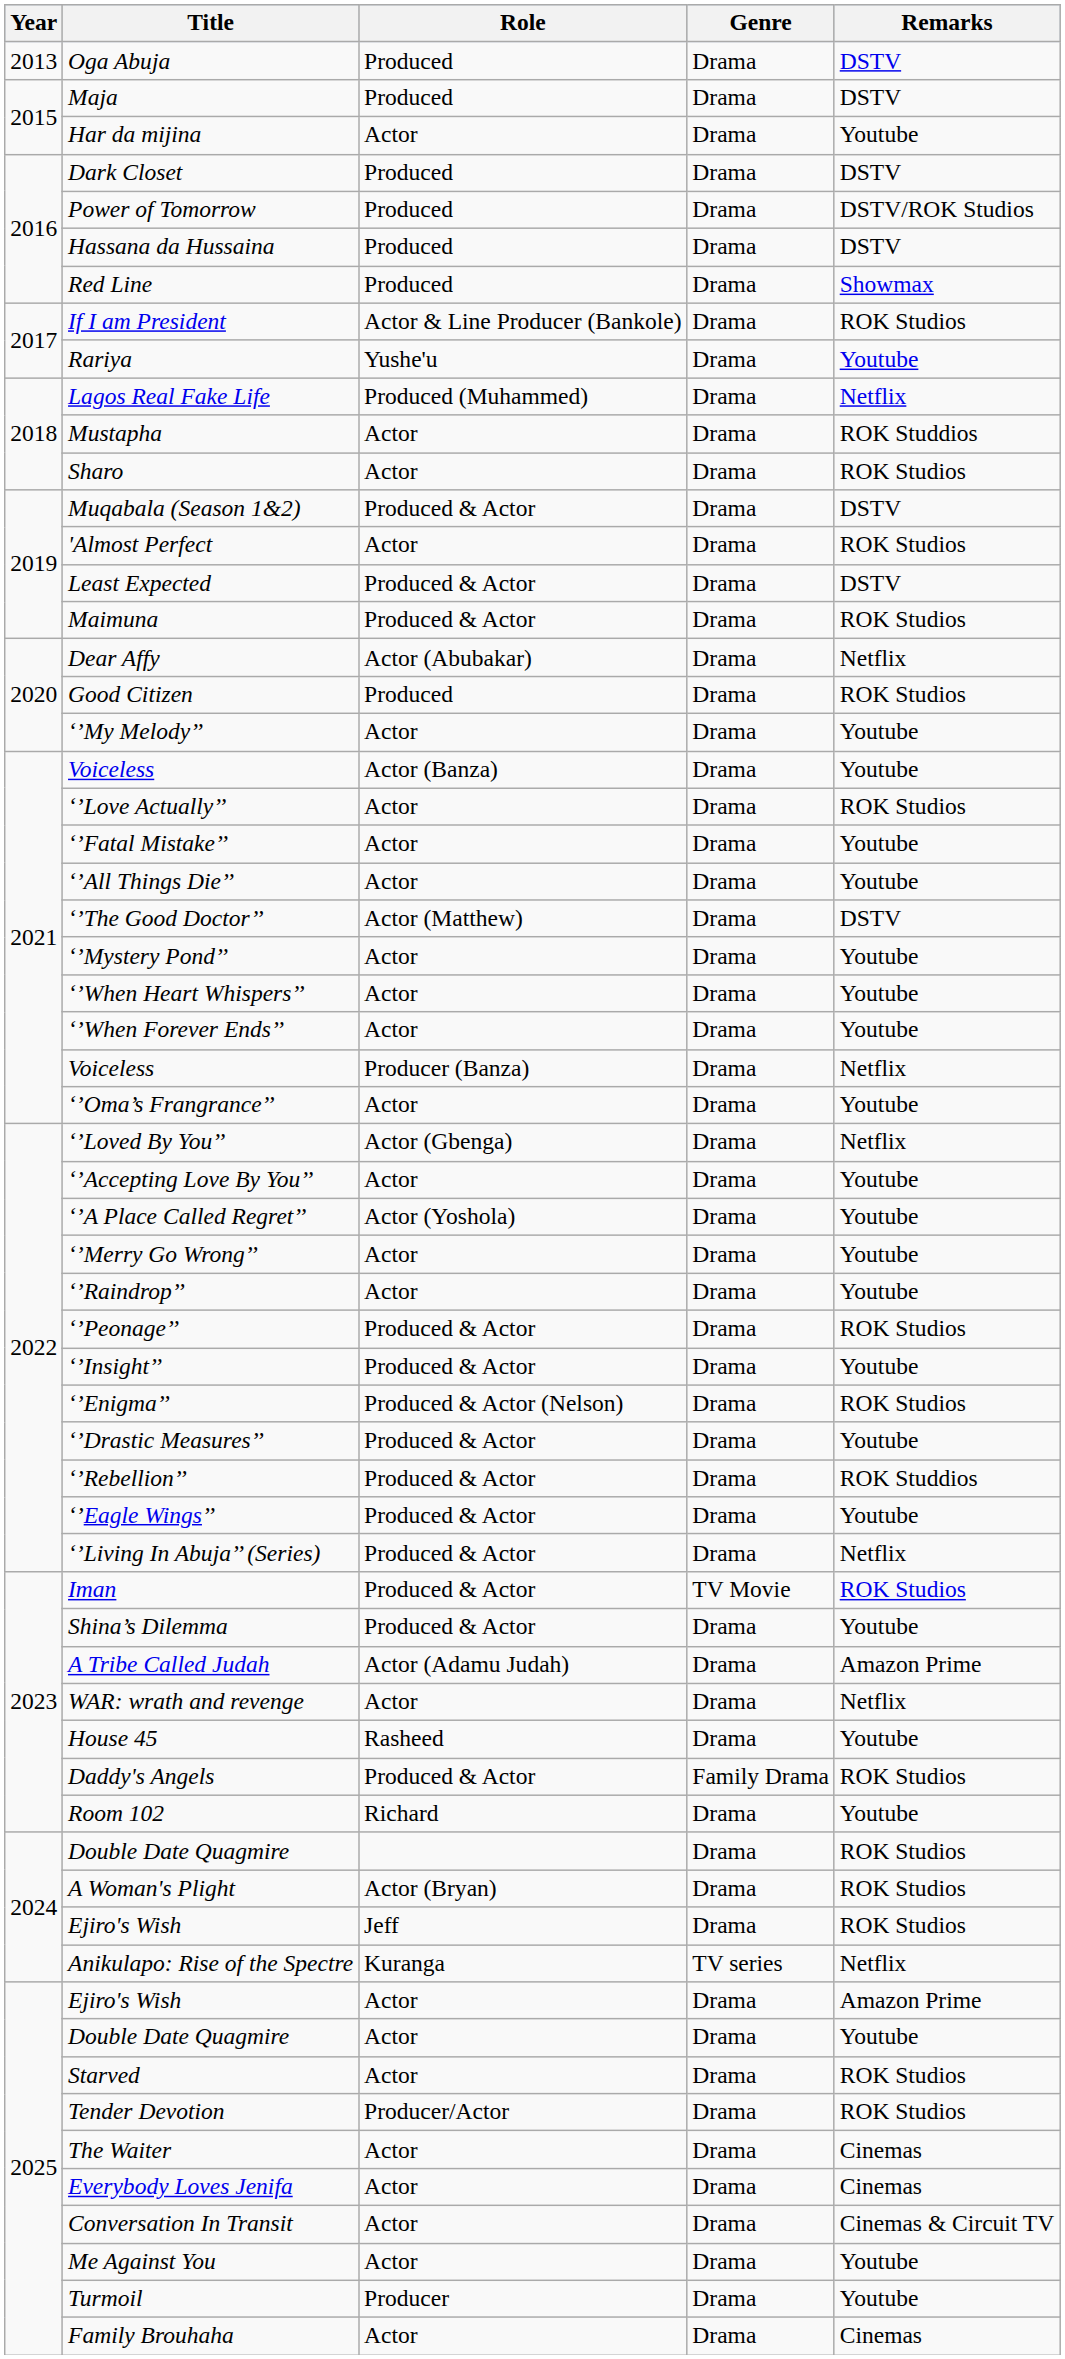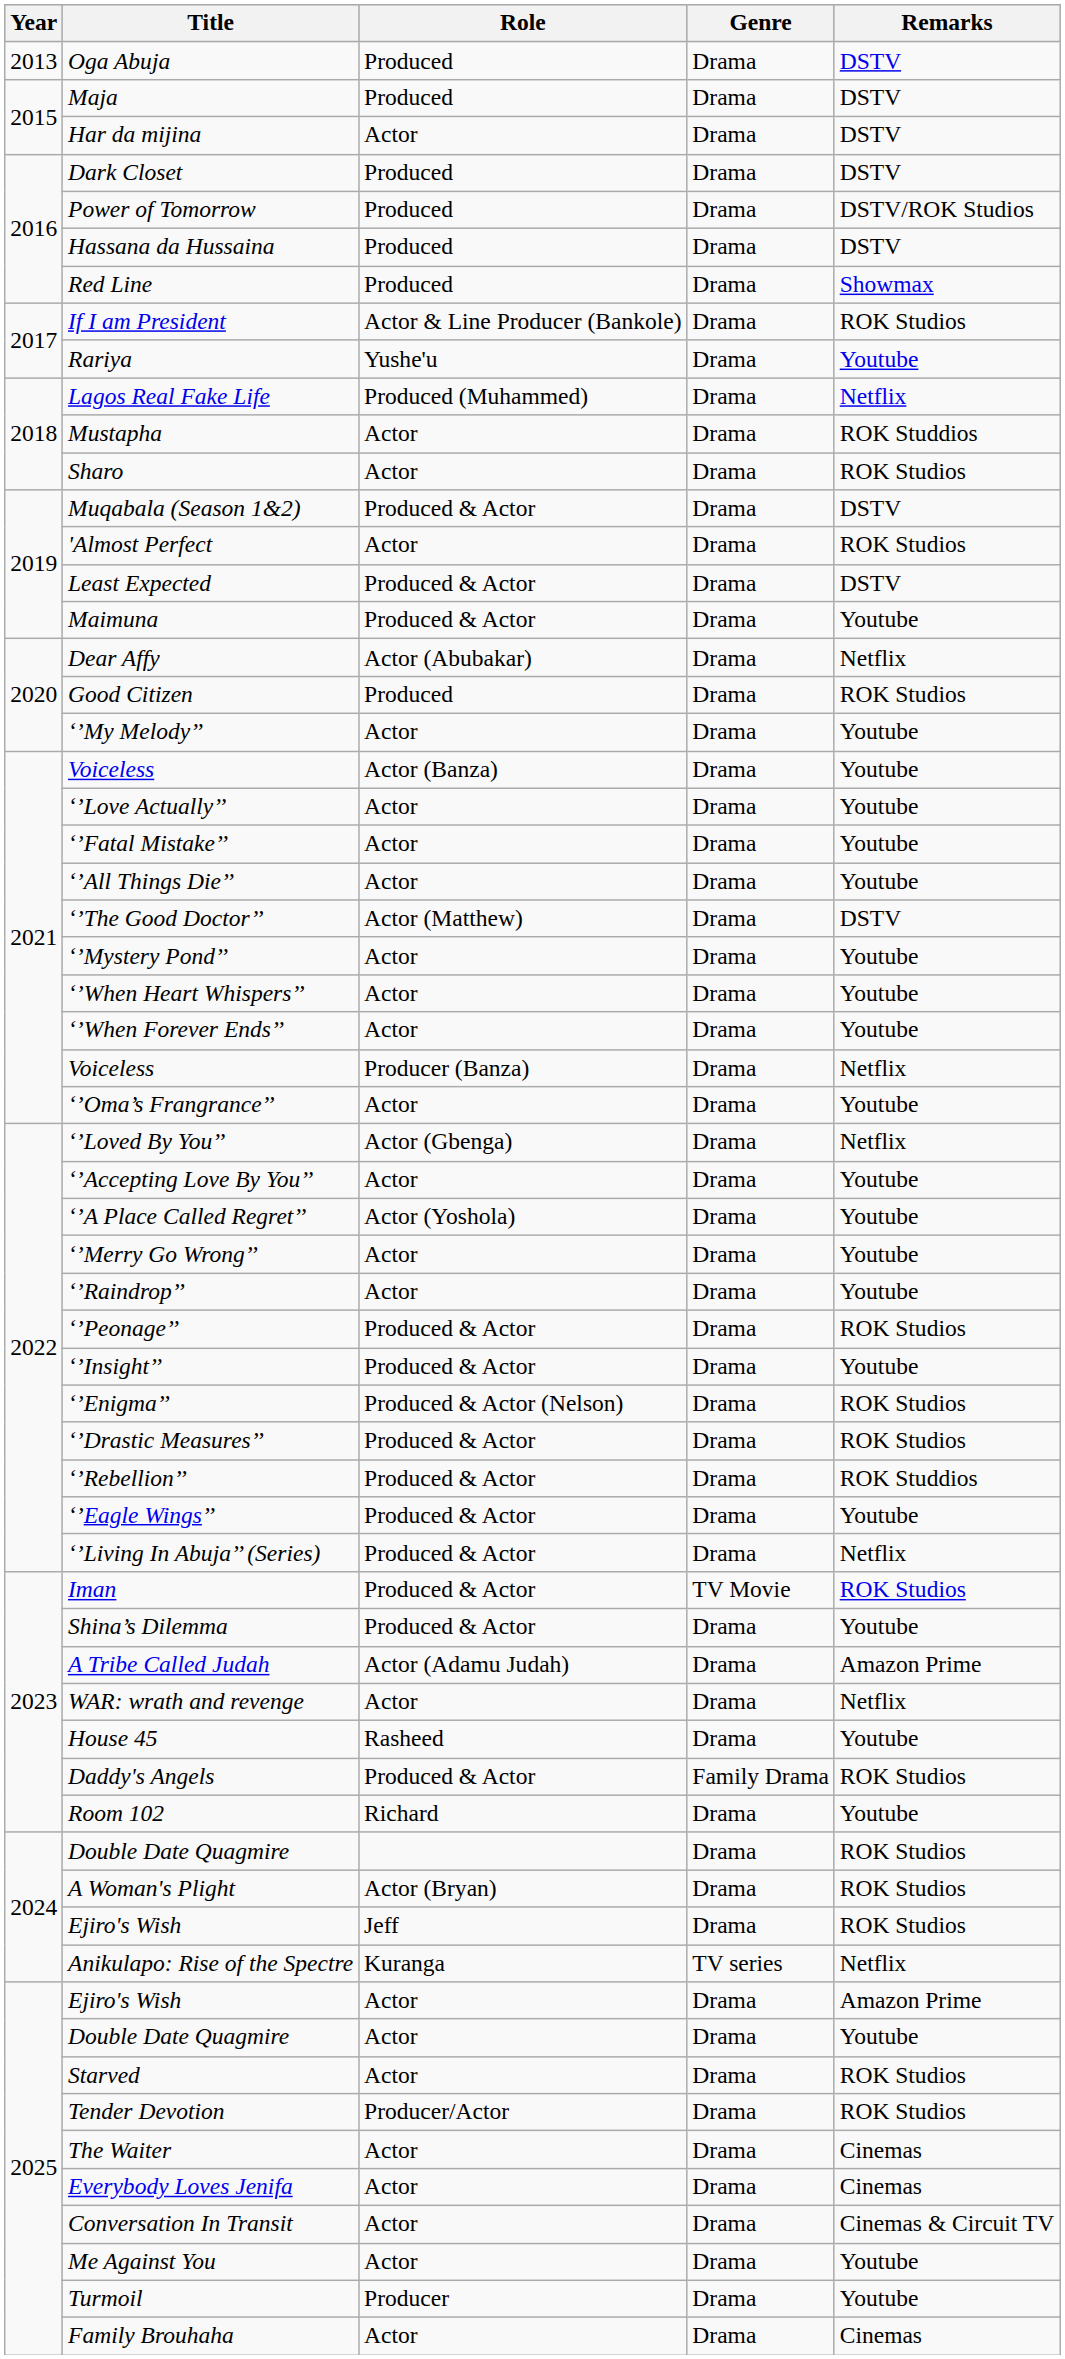(879, 135) Youtube -> (870, 135) DSTV
(903, 619) ROK Studios -> (879, 619) Youtube
(903, 806) ROK Studios -> (879, 806) Youtube
(879, 1440) Youtube -> (903, 1440) ROK Studios
